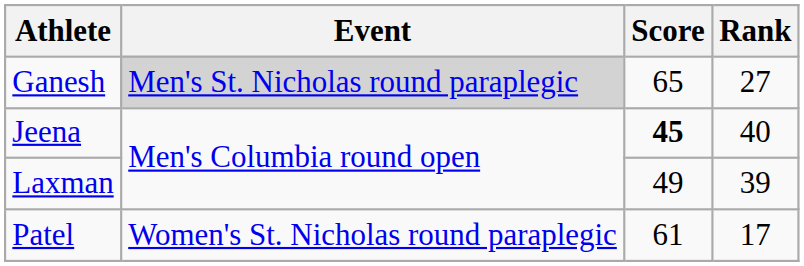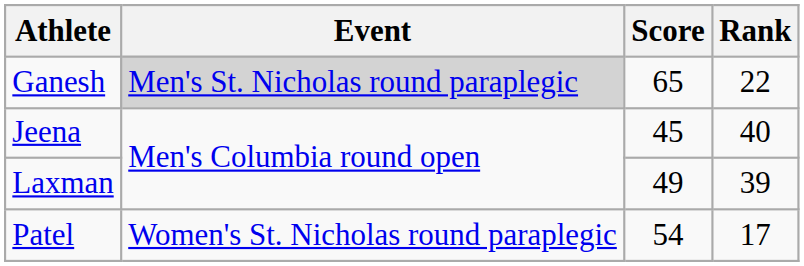(755, 81) 27 -> (755, 81) 22
(668, 132) bold -> (668, 132) normal
(668, 234) 61 -> (668, 234) 54
